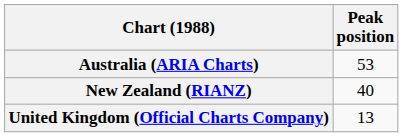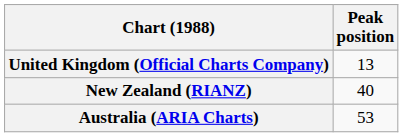rows swapped: (169, 63) <-> (169, 117)
